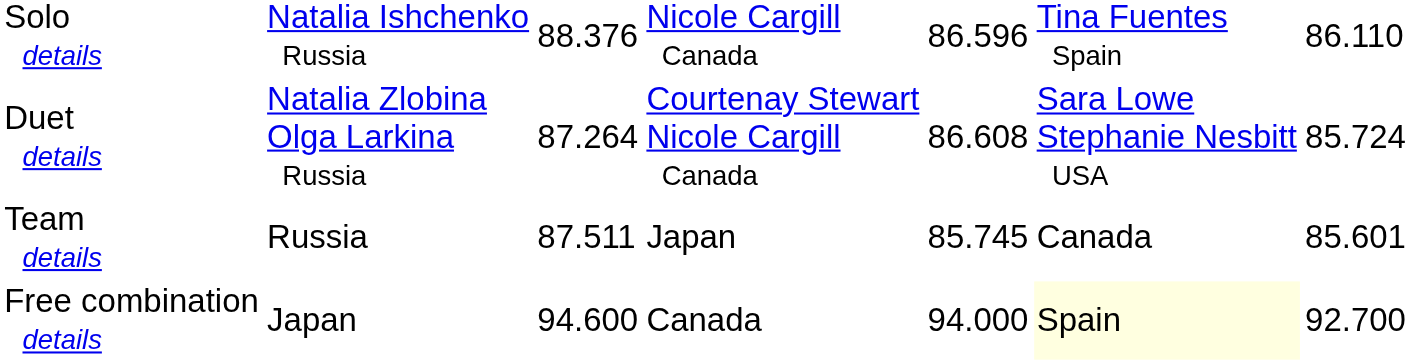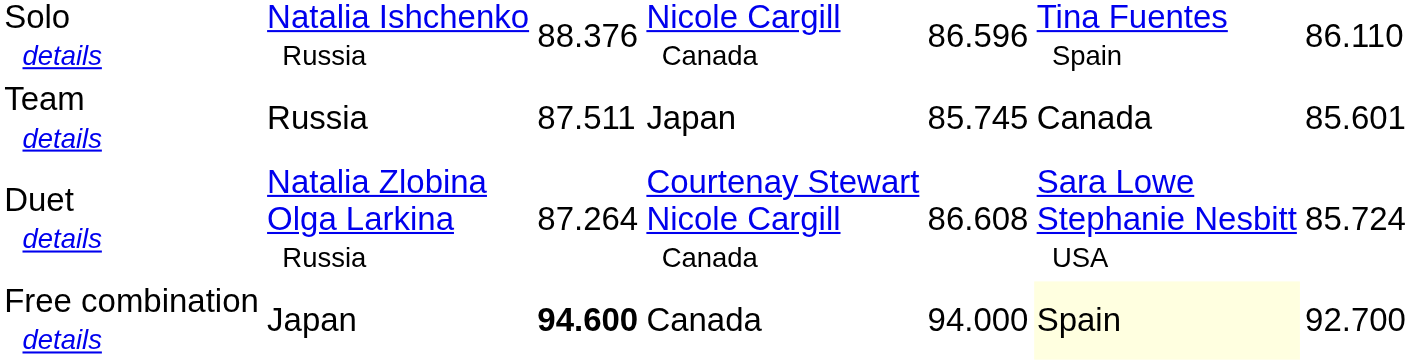rows swapped: (53, 136) <-> (53, 237)
(588, 320) normal -> (588, 320) bold
